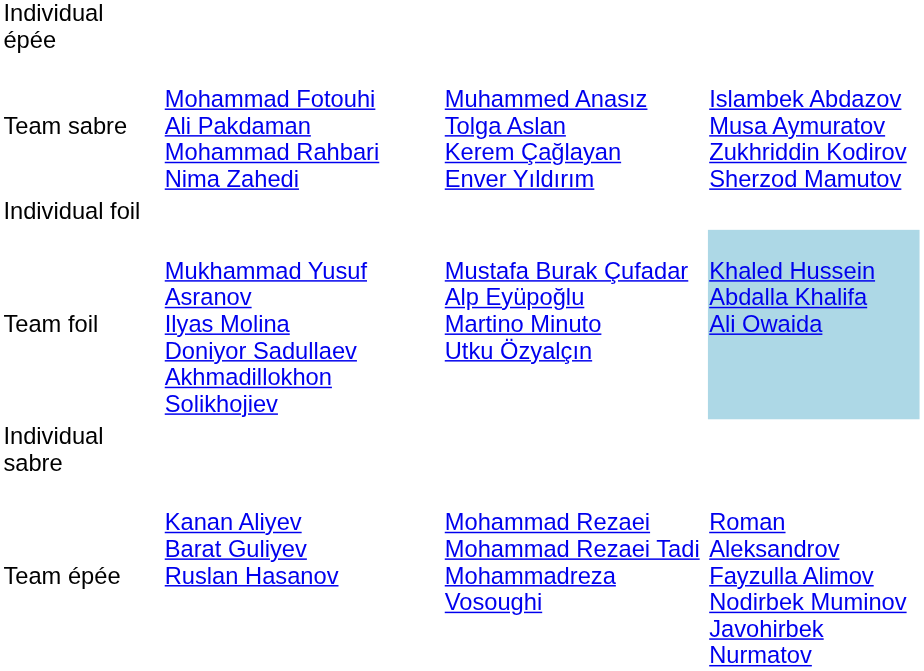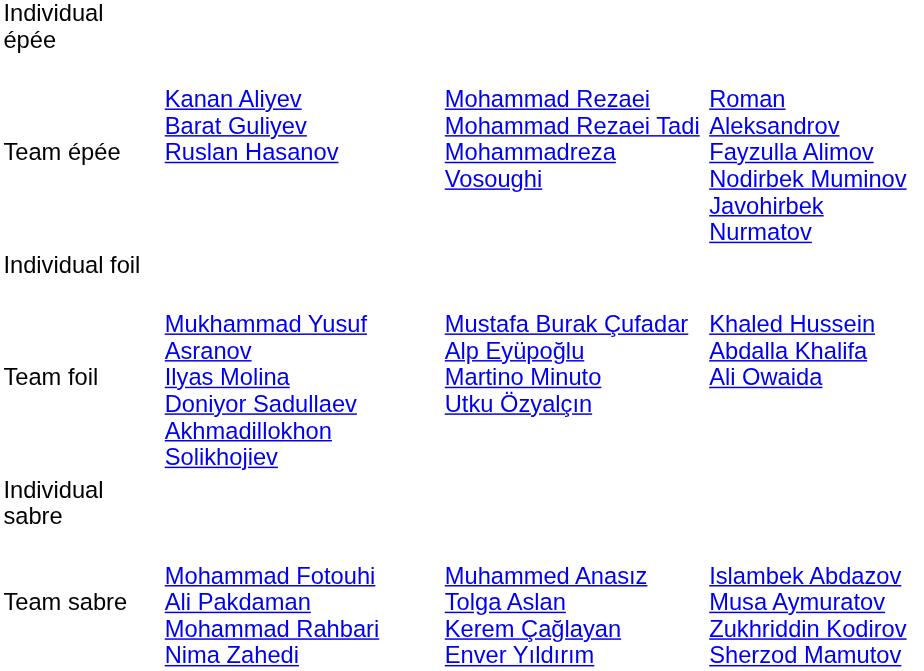rows swapped: (62, 575) <-> (65, 126)
(792, 297) lightblue background -> (792, 350) no background
